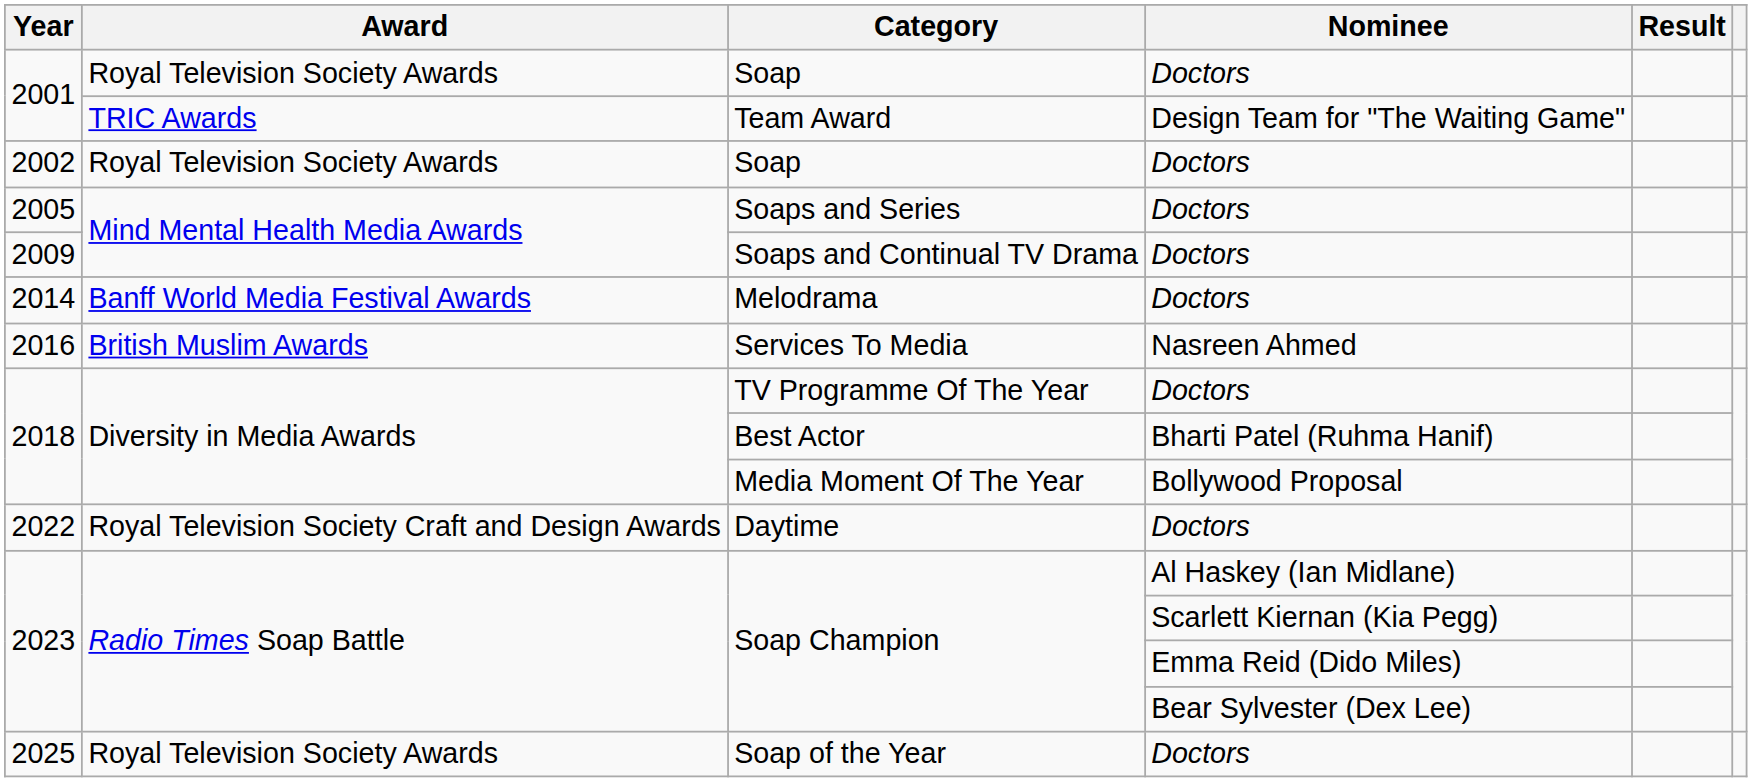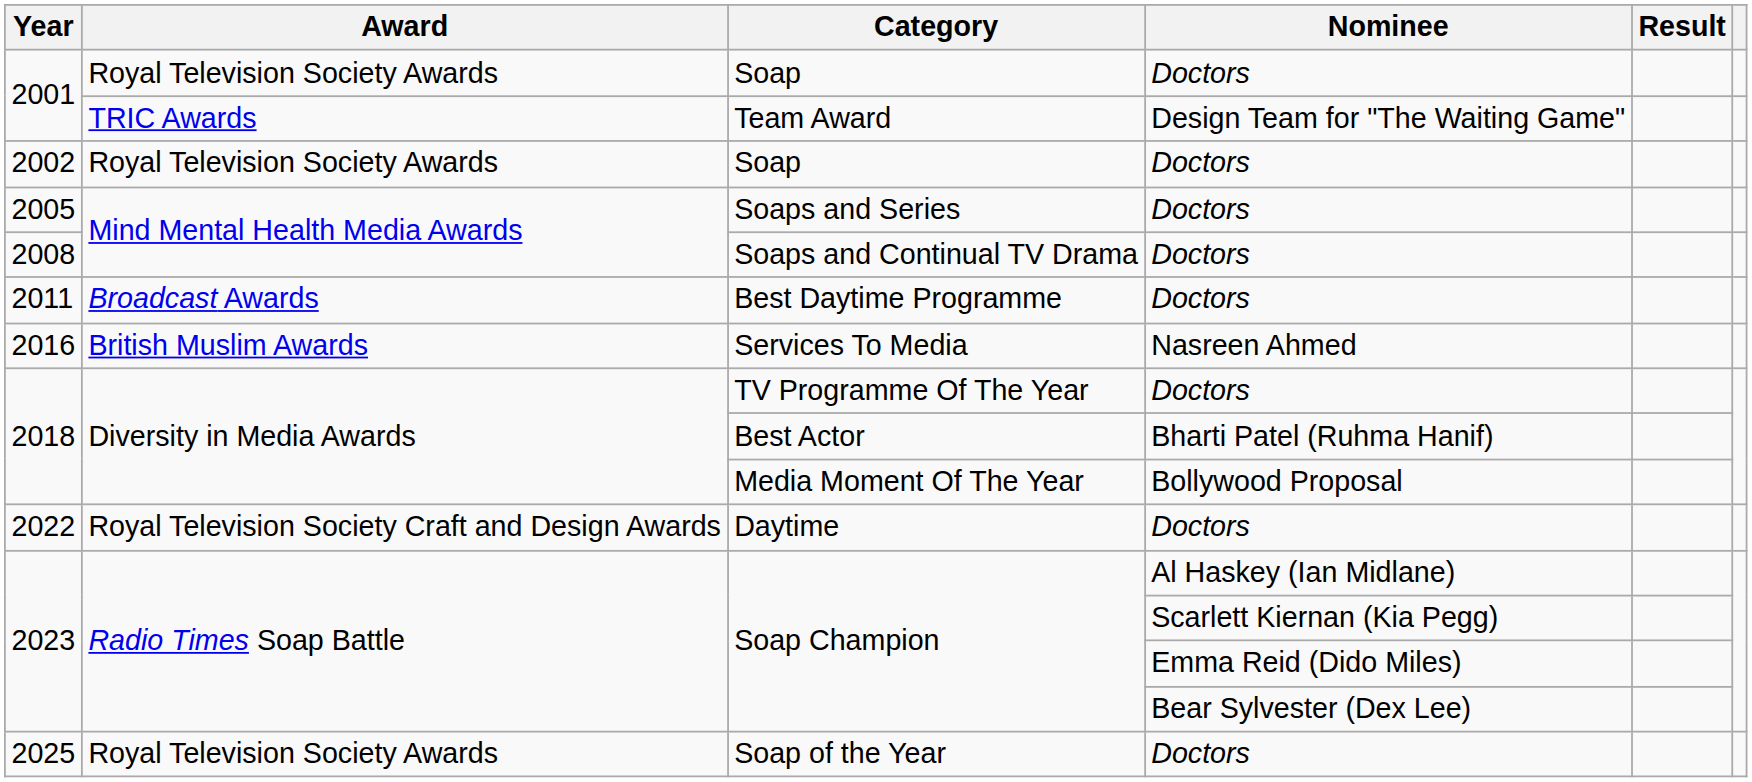(43, 254) 2009 -> (43, 254) 2008
+ row: (898, 299)
- row: (806, 299)
